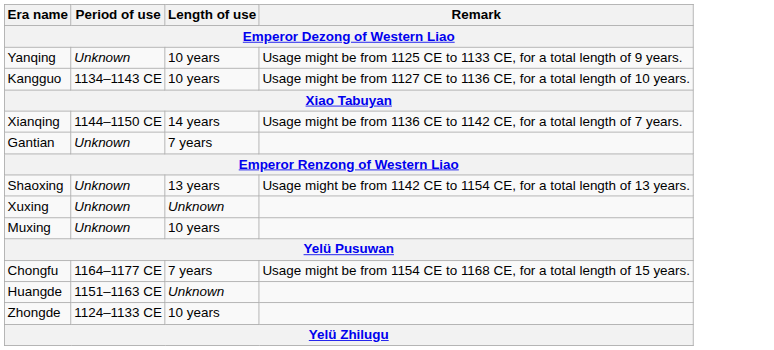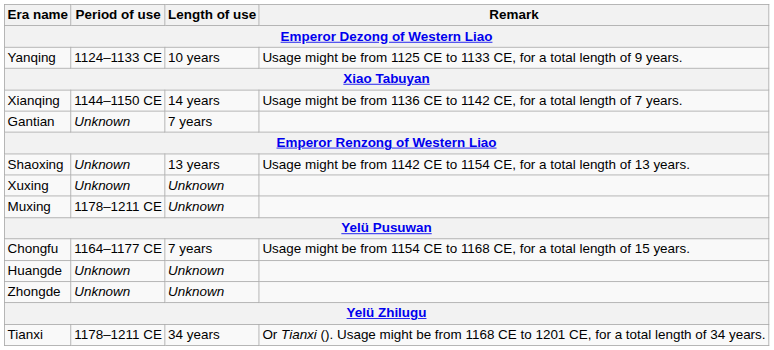(102, 57) Unknown -> (118, 57) 1124–1133 CE
- row: (34, 79)
(102, 228) Unknown -> (118, 206) 1178–1211 CE
(194, 228) 10 years -> (196, 206) Unknown
(118, 292) 1151–1163 CE -> (102, 270) Unknown
(118, 313) 1124–1133 CE -> (102, 292) Unknown
(194, 313) 10 years -> (196, 292) Unknown
+ row: (25, 334)
